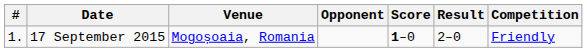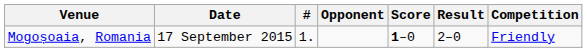columns swapped: (16, 15) <-> (243, 15)
